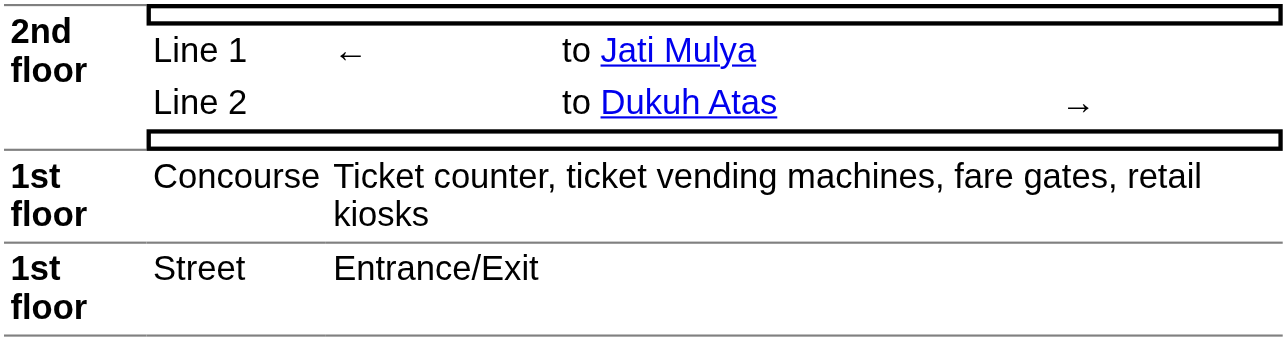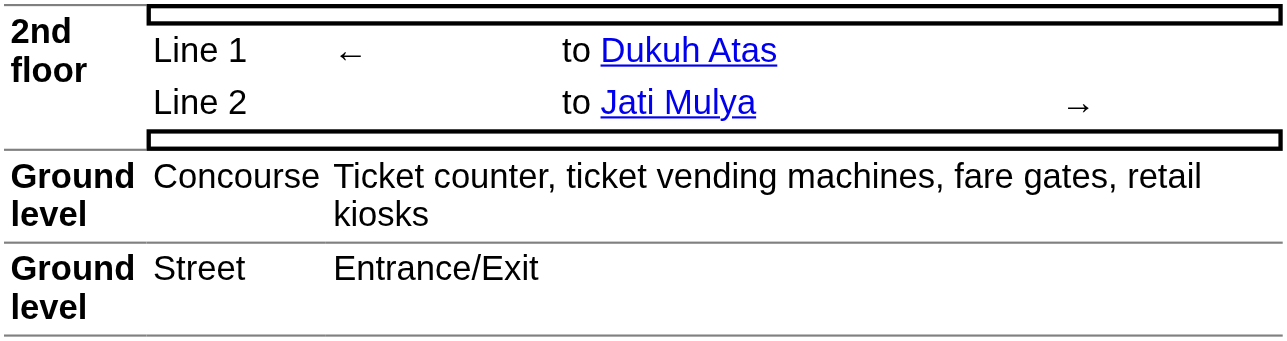(659, 50) to Jati Mulya -> (670, 50) to Dukuh Atas
(670, 102) to Dukuh Atas -> (659, 102) to Jati Mulya
(49, 195) 1st floor -> (73, 195) Ground level
(49, 288) 1st floor -> (73, 288) Ground level
